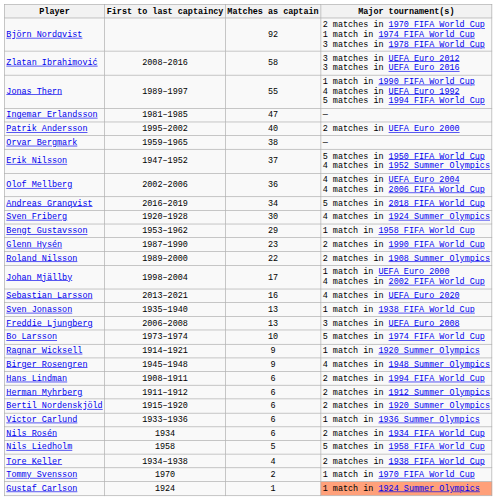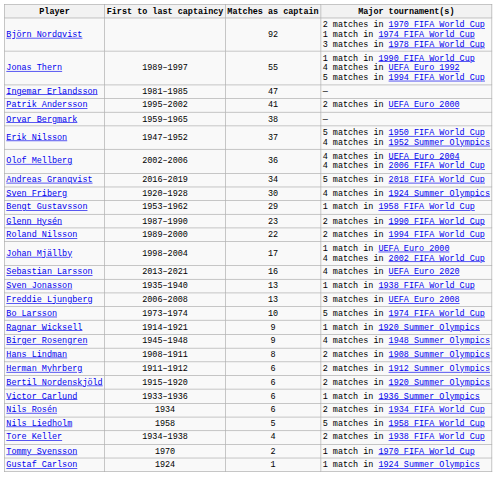- row: (52, 63)
(273, 129) 40 -> (273, 105) 41
(406, 258) 2 matches in 1908 Summer Olympics -> (404, 235) 2 matches in 1994 FIFA World Cup
(273, 378) 6 -> (273, 355) 8
(404, 378) 2 matches in 1994 FIFA World Cup -> (406, 355) 2 matches in 1908 Summer Olympics
(401, 489) lightsalmon background -> (401, 465) no background
